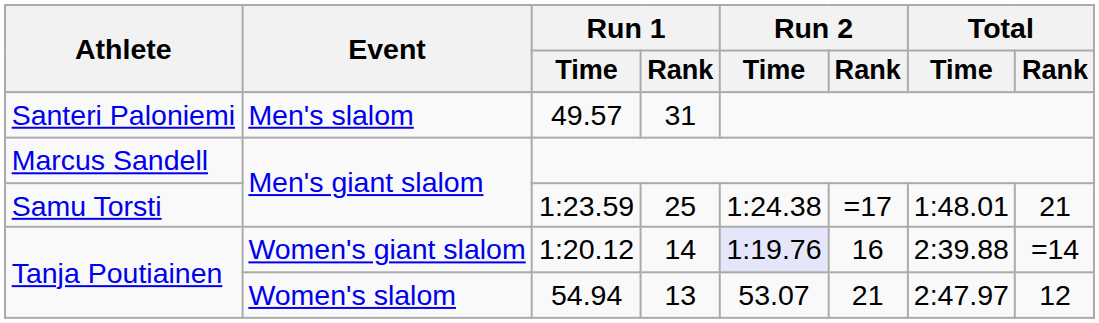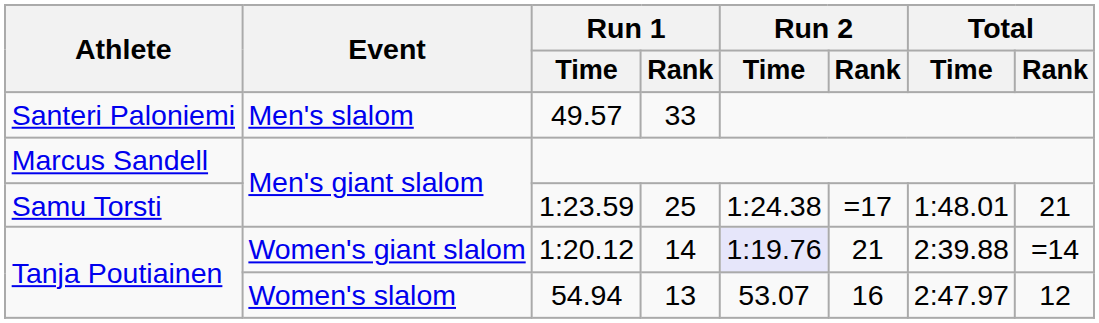(680, 115) 31 -> (680, 115) 33
(868, 251) 16 -> (868, 251) 21
(868, 296) 21 -> (868, 296) 16
